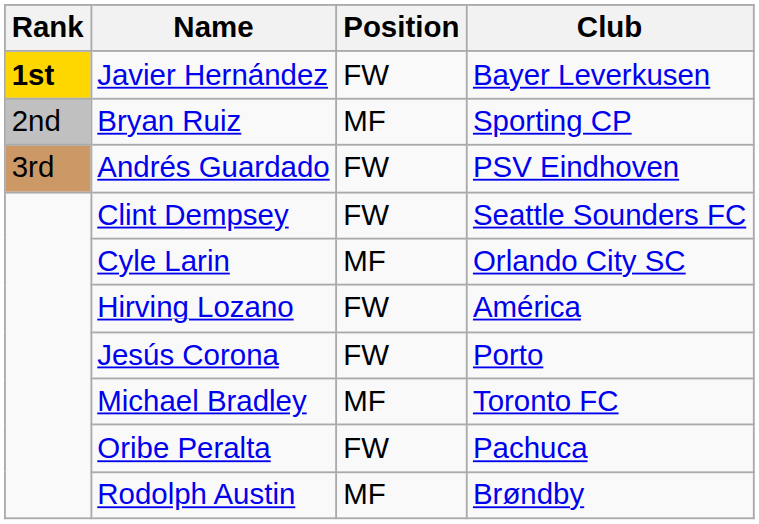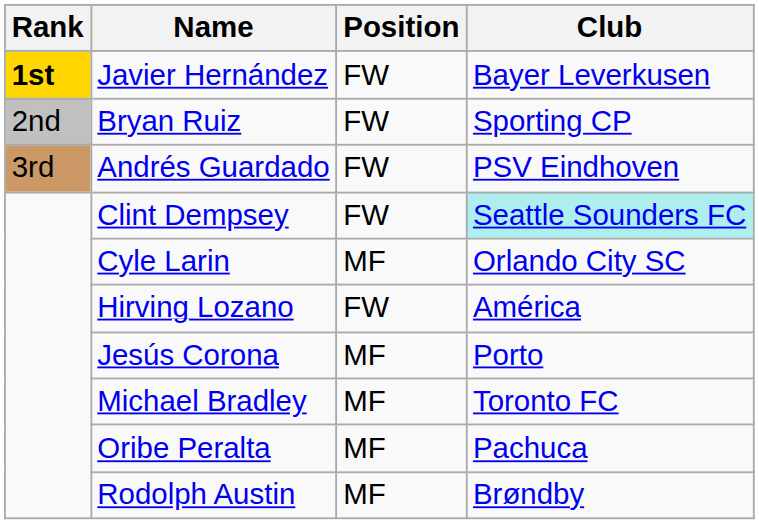(365, 121) MF -> (366, 121) FW
(610, 214) no background -> (610, 214) paleturquoise background
(366, 354) FW -> (365, 354) MF
(366, 448) FW -> (365, 448) MF
